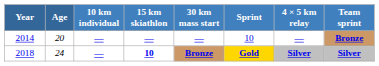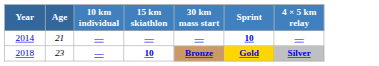- column: (349, 17)
(60, 38) 20 -> (60, 38) 21
(249, 38) normal -> (249, 38) bold
(60, 53) 24 -> (60, 53) 23
